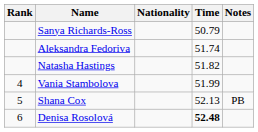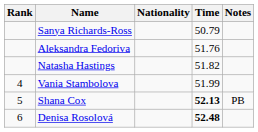(207, 48) 51.74 -> (207, 48) 51.76
(207, 100) normal -> (207, 100) bold
